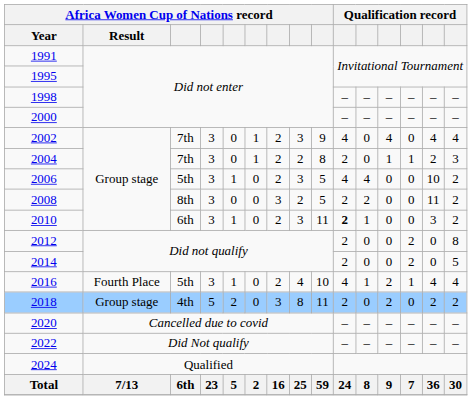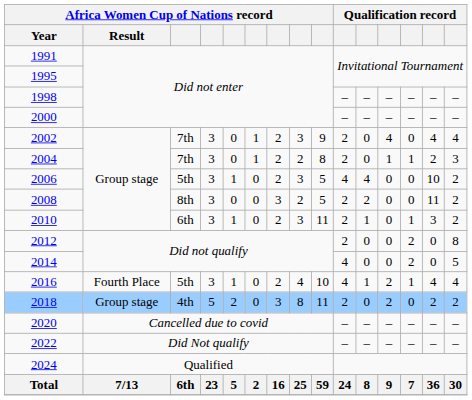(345, 138) 4 -> (345, 138) 2
(345, 220) bold -> (345, 220) normal
(411, 220) 0 -> (411, 220) 1
(345, 261) 2 -> (345, 261) 4
